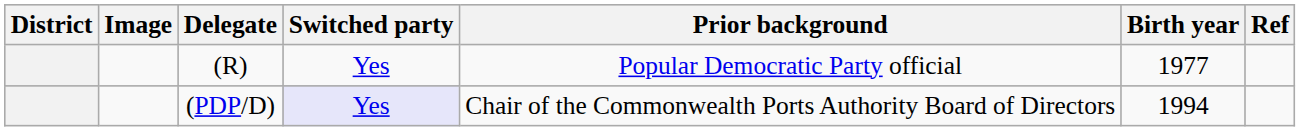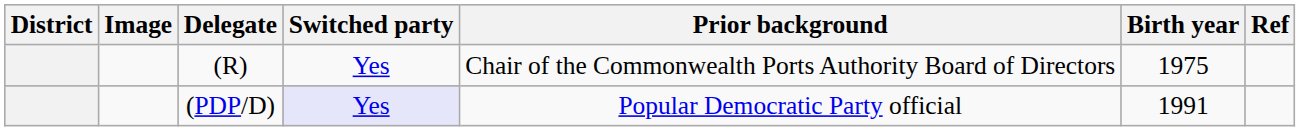(790, 65) Popular Democratic Party official -> (790, 65) Chair of the Commonwealth Ports Authority Board of Directors
(1183, 65) 1977 -> (1183, 65) 1975
(790, 105) Chair of the Commonwealth Ports Authority Board of Directors -> (790, 105) Popular Democratic Party official
(1183, 105) 1994 -> (1183, 105) 1991
